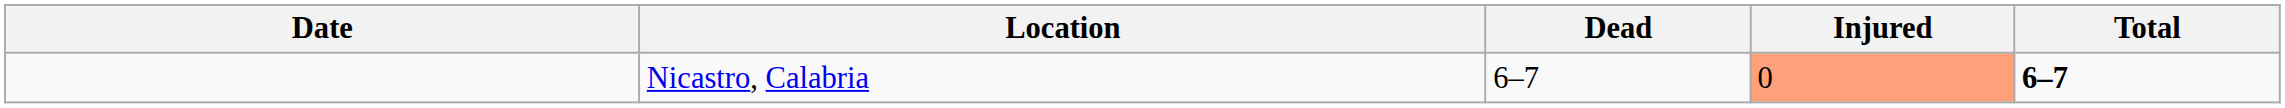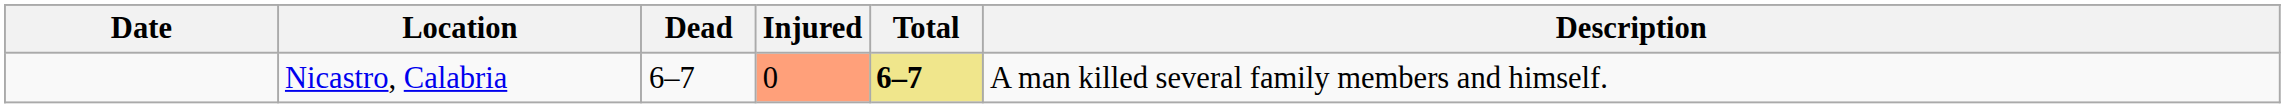+ column: (1631, 28)
(2045, 77) no background -> (899, 77) khaki background
